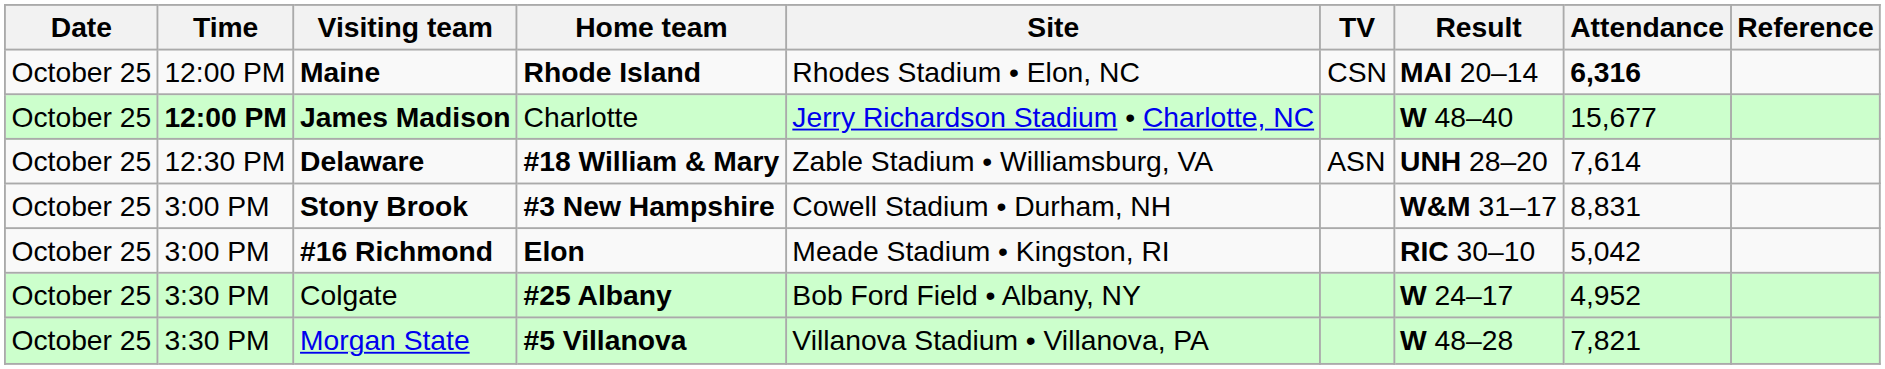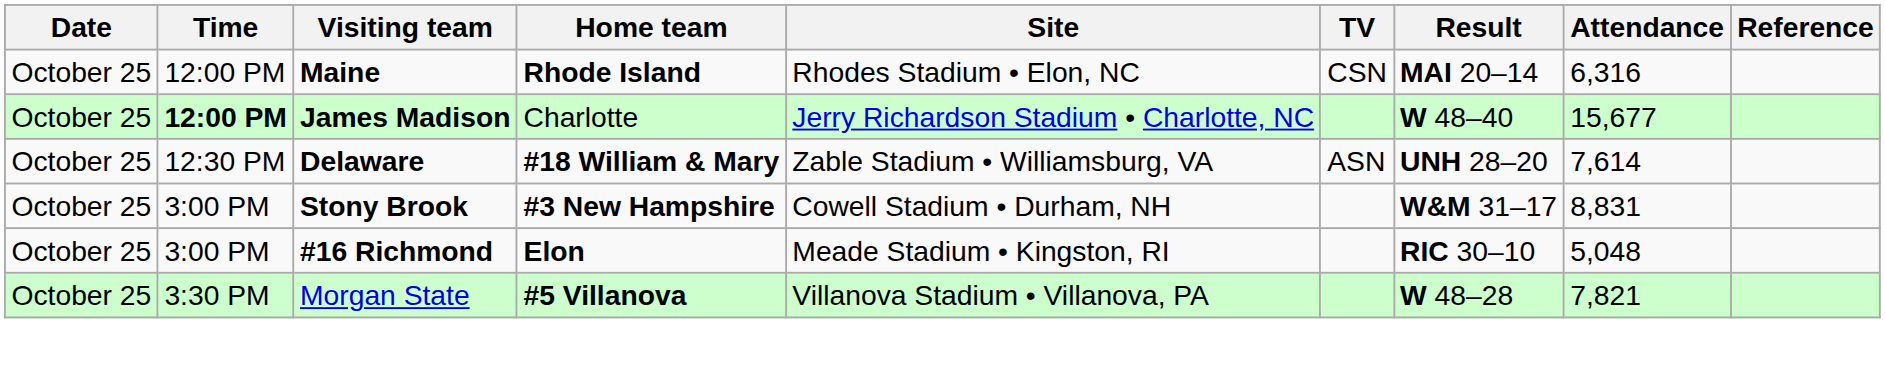(1606, 72) bold -> (1606, 72) normal
(1606, 251) 5,042 -> (1606, 251) 5,048
- row: (349, 296)
